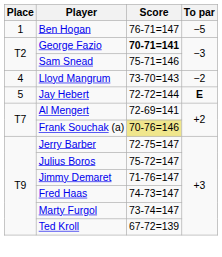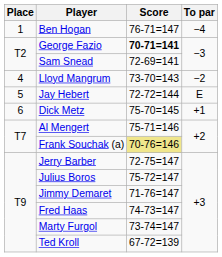(199, 29) −5 -> (199, 29) −4
(154, 62) 75-71=146 -> (154, 62) 72-69=141
(199, 95) bold -> (199, 95) normal
+ row: (62, 111)
(154, 111) 72-69=141 -> (154, 128) 75-71=146
